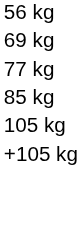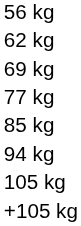+ row: (29, 40)
+ row: (29, 154)
